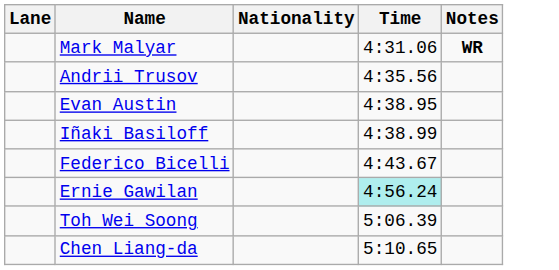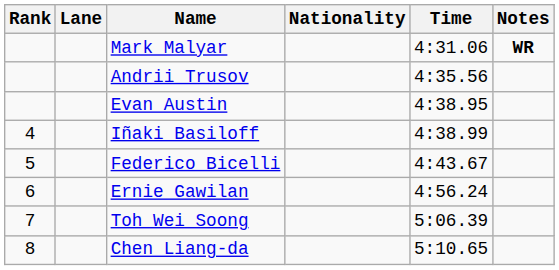+ column: (30, 19)
(400, 192) paleturquoise background -> (451, 192) no background
